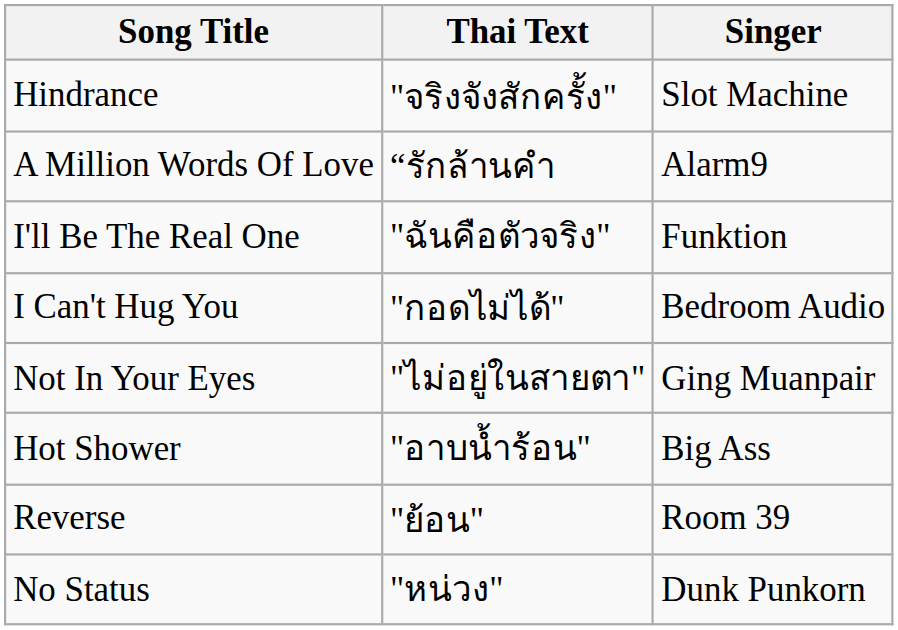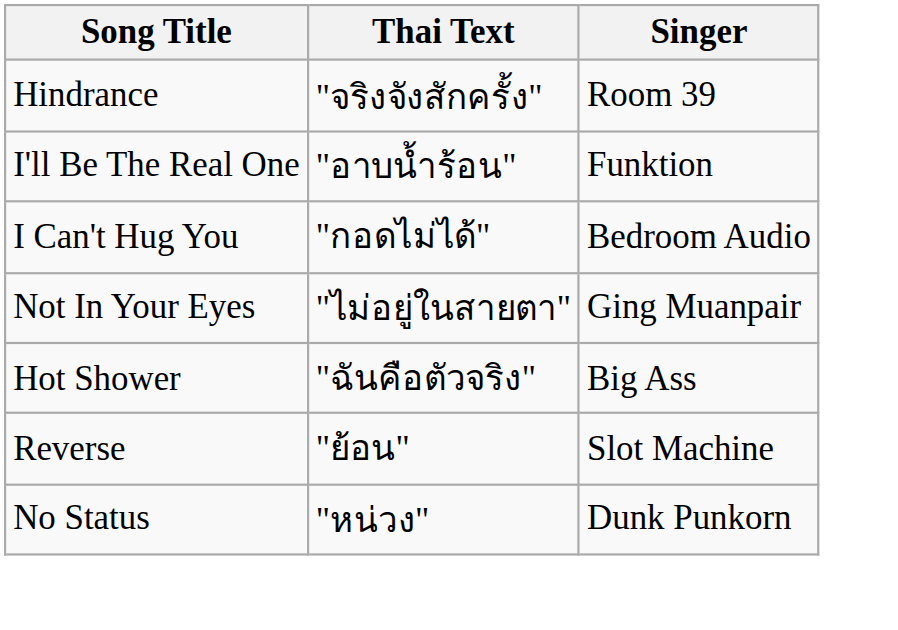(755, 95) Slot Machine -> (651, 95) Room 39
- row: (194, 165)
(500, 237) "ฉันคือตัวจริง" -> (416, 166) "อาบน้ำร้อน"
(490, 449) "อาบน้ำร้อน" -> (426, 378) "ฉันคือตัวจริง"
(726, 518) Room 39 -> (680, 447) Slot Machine
